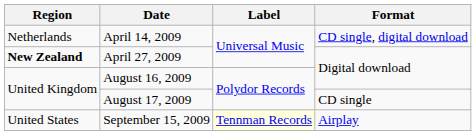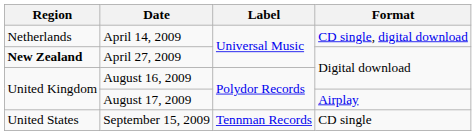(345, 99) CD single -> (338, 99) Airplay
(264, 120) lightyellow background -> (264, 120) no background
(338, 120) Airplay -> (345, 120) CD single
